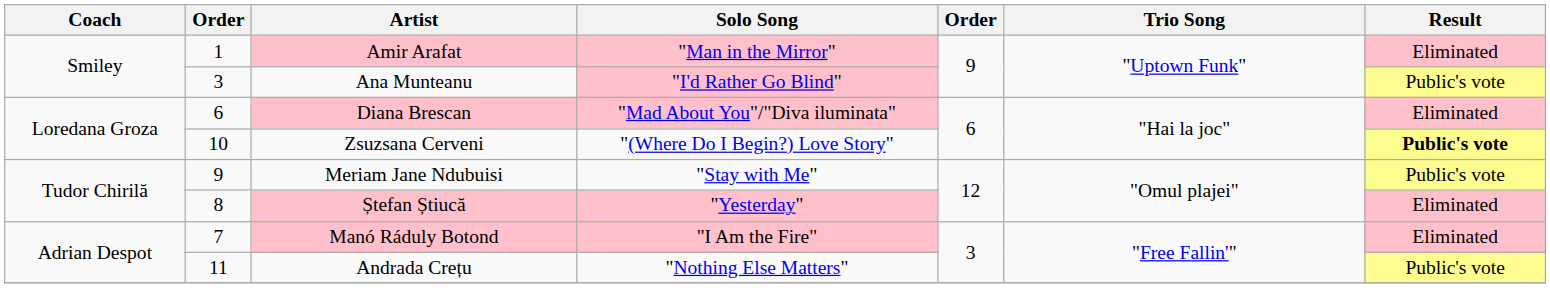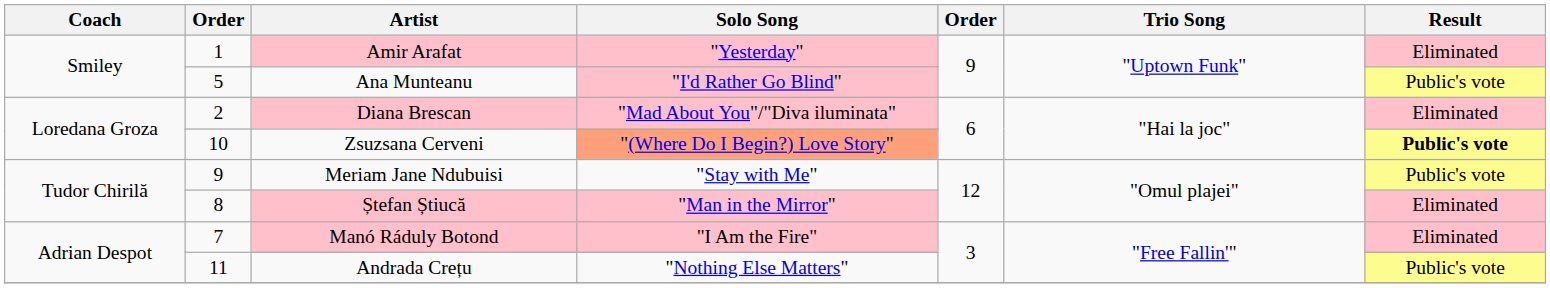(757, 50) "Man in the Mirror" -> (757, 50) "Yesterday"
(218, 81) 3 -> (218, 81) 5
(218, 112) 6 -> (218, 112) 2
(757, 143) no background -> (757, 143) lightsalmon background
(757, 205) "Yesterday" -> (757, 205) "Man in the Mirror"
